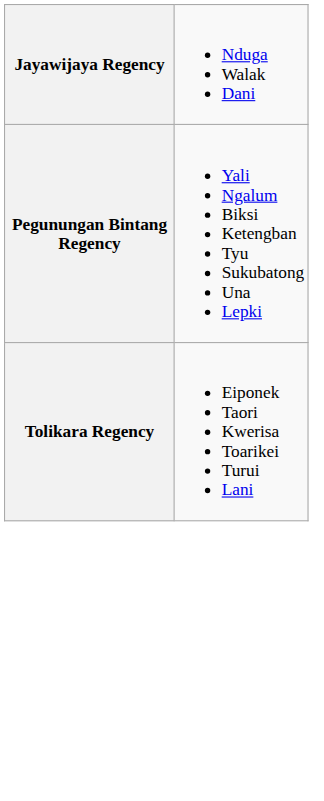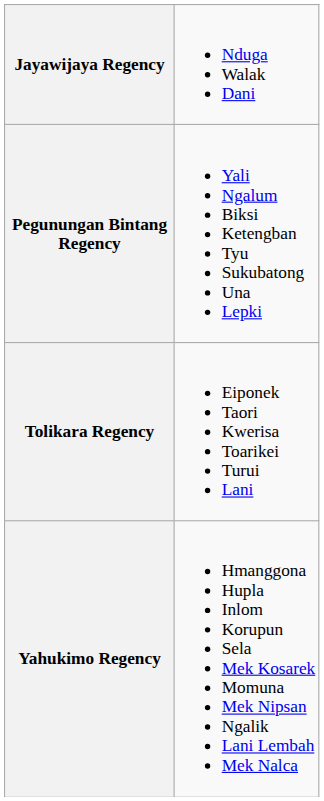+ row: (90, 658)
